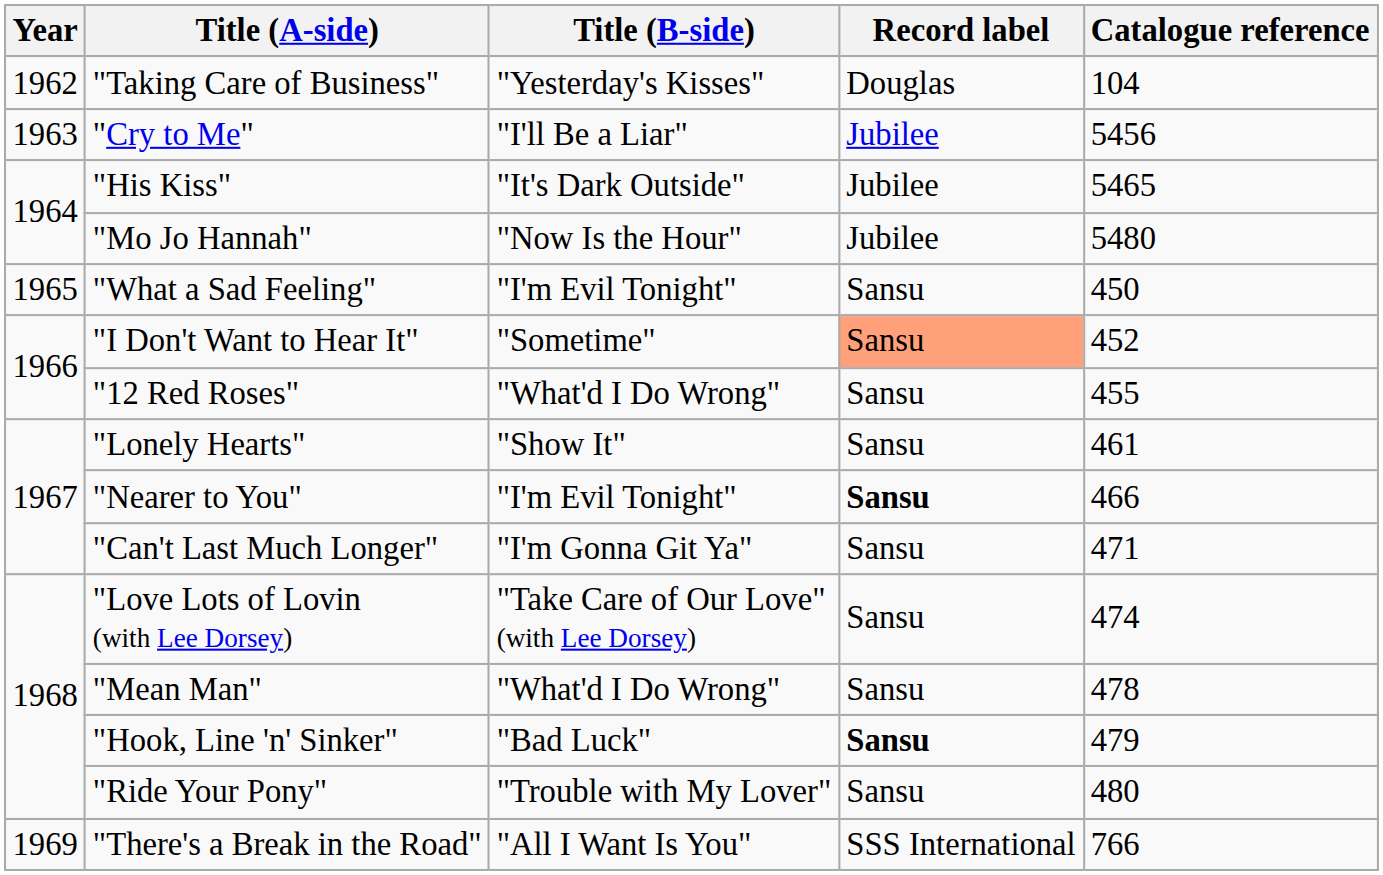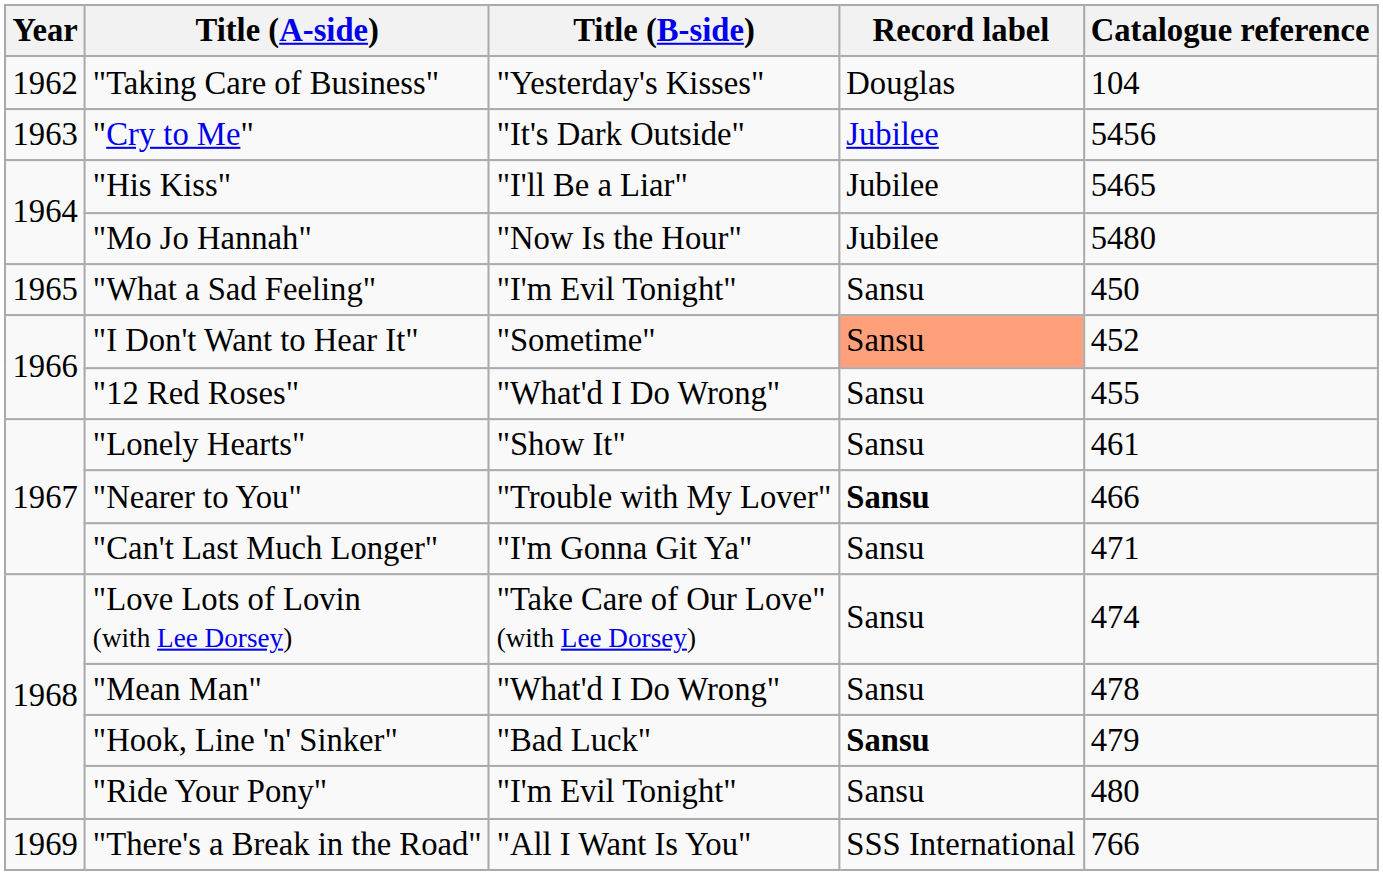(592, 133) "I'll Be a Liar" -> (621, 133) "It's Dark Outside"
(621, 185) "It's Dark Outside" -> (592, 185) "I'll Be a Liar"
(617, 496) "I'm Evil Tonight" -> (664, 496) "Trouble with My Lover"
(664, 791) "Trouble with My Lover" -> (617, 791) "I'm Evil Tonight"
